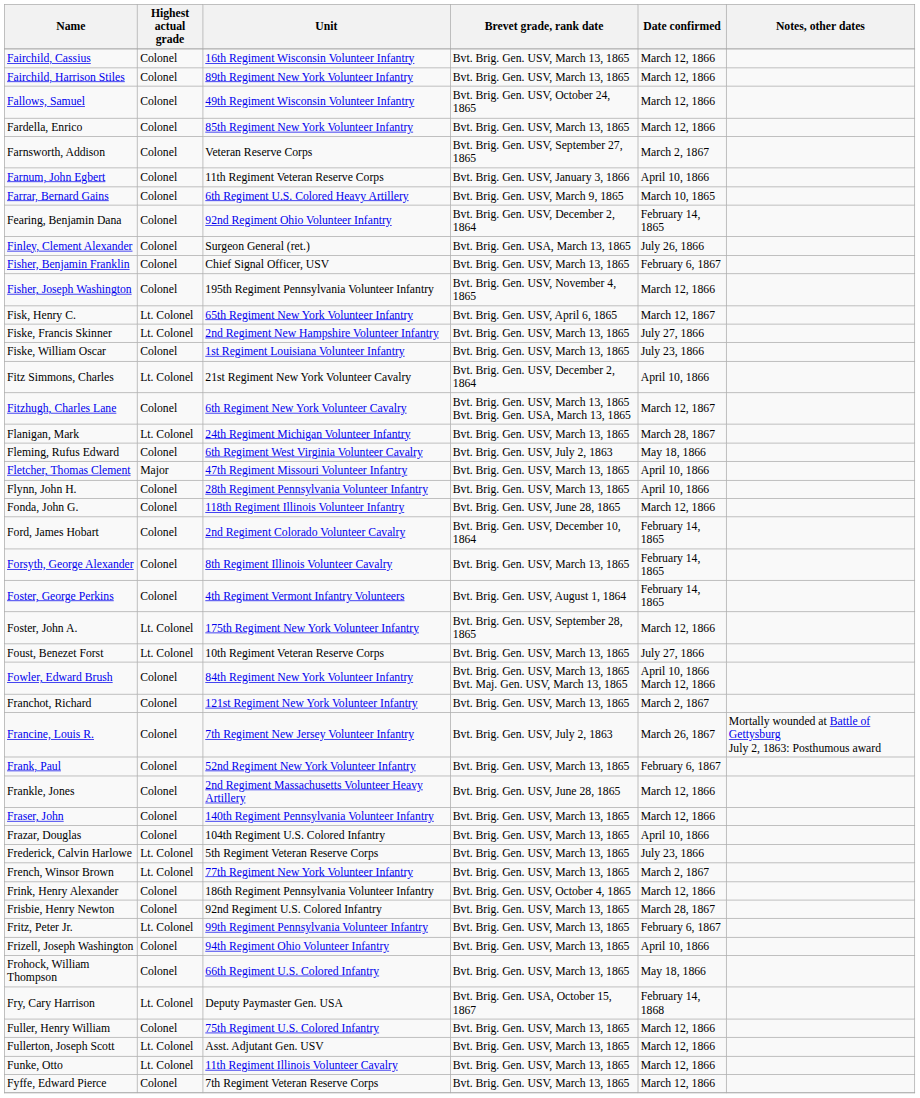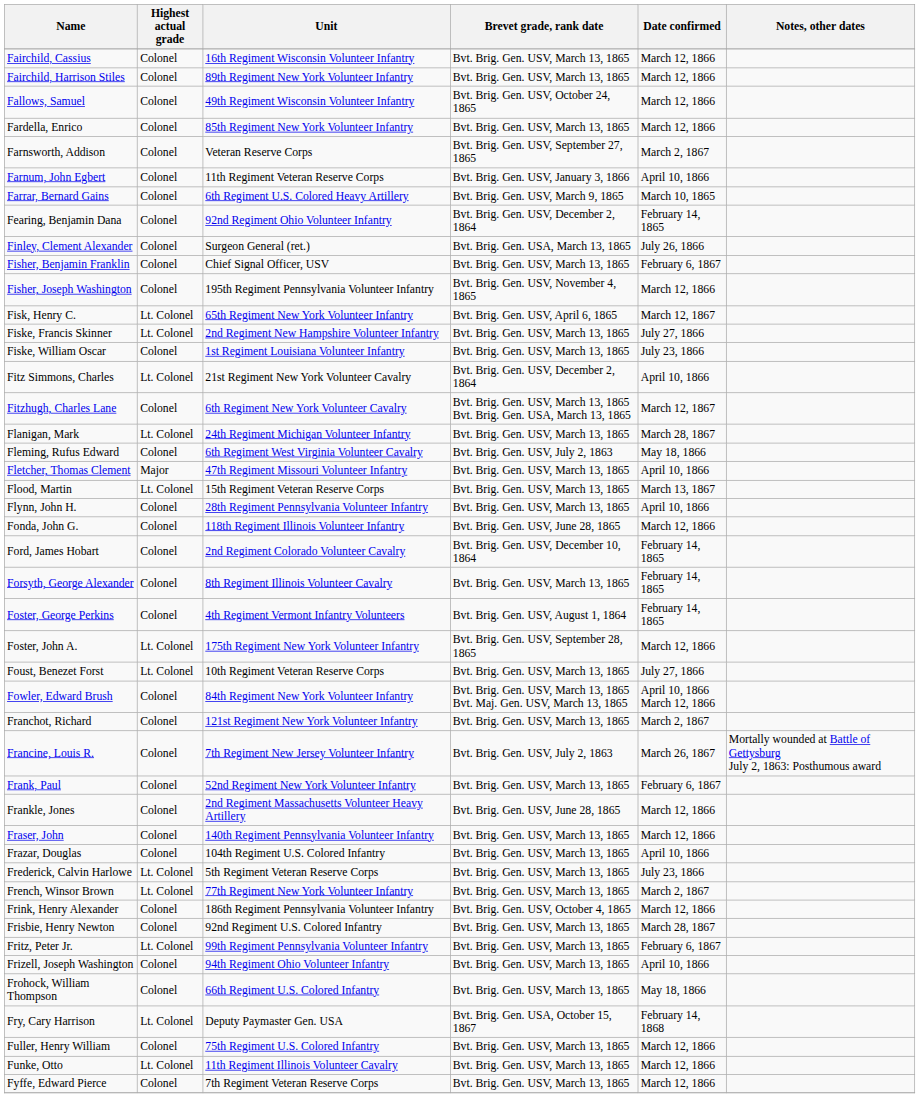+ row: (40, 489)
- row: (61, 1046)
